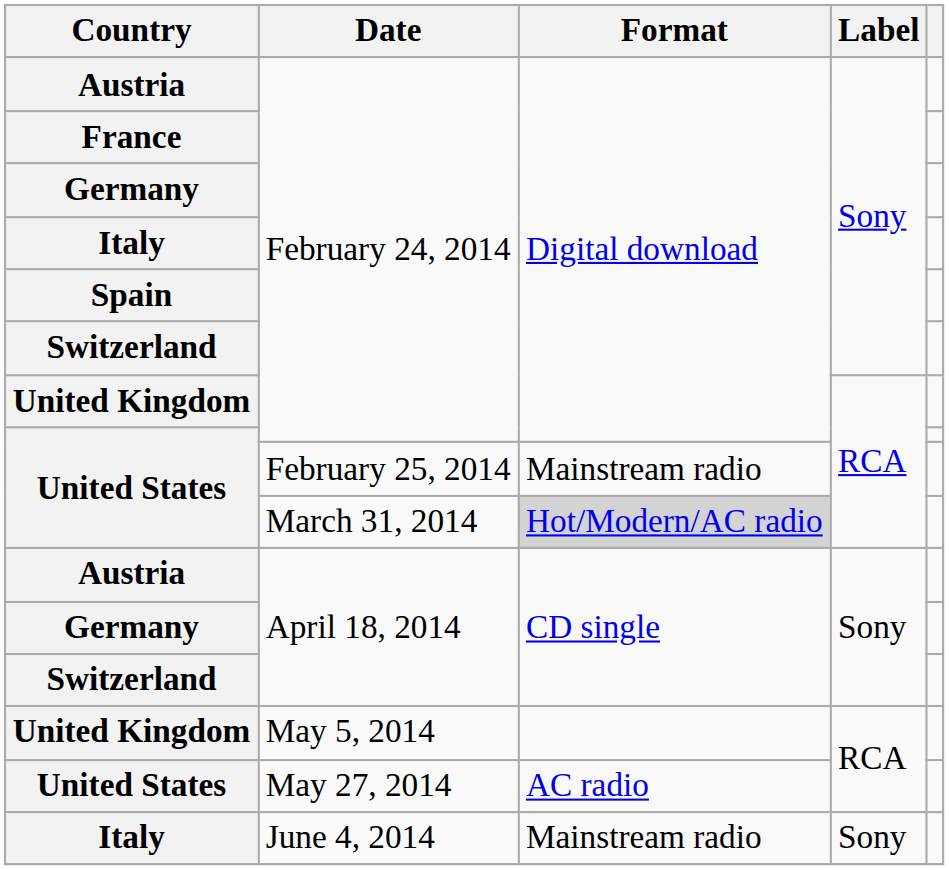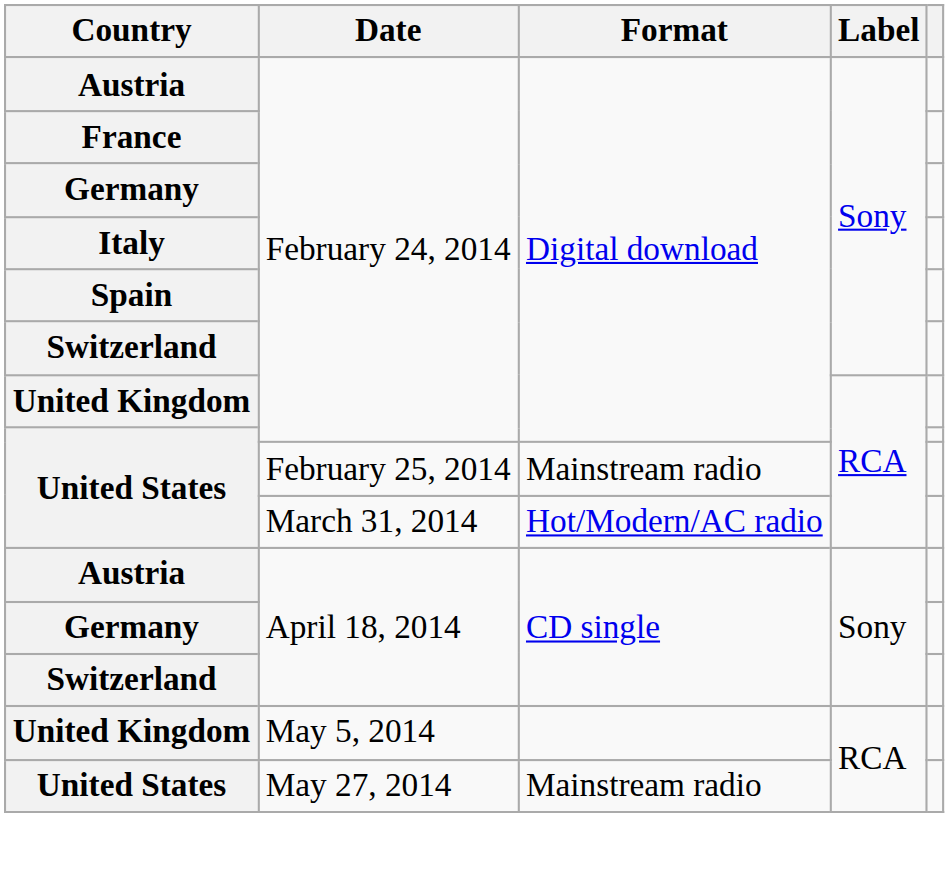(674, 521) lightgrey background -> (674, 521) no background
(587, 785) AC radio -> (644, 785) Mainstream radio
- row: (132, 837)
